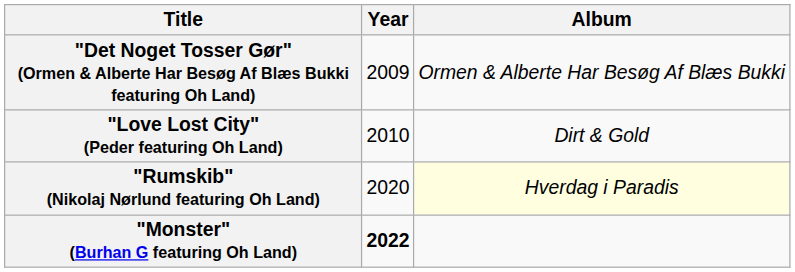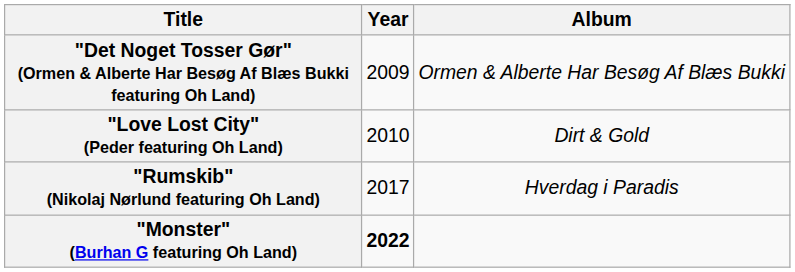(388, 188) 2020 -> (388, 188) 2017
(602, 188) lightyellow background -> (602, 188) no background
